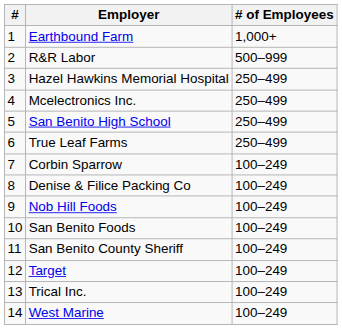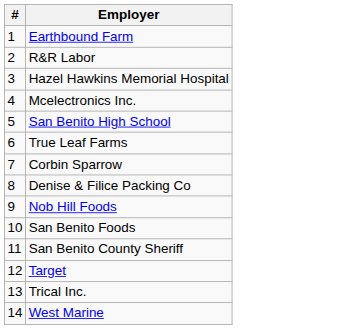- column: (284, 15)
